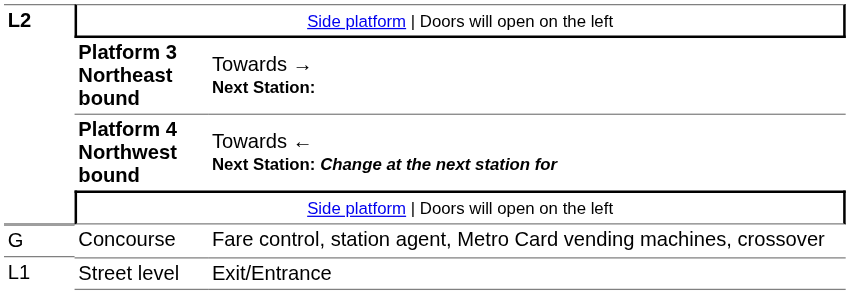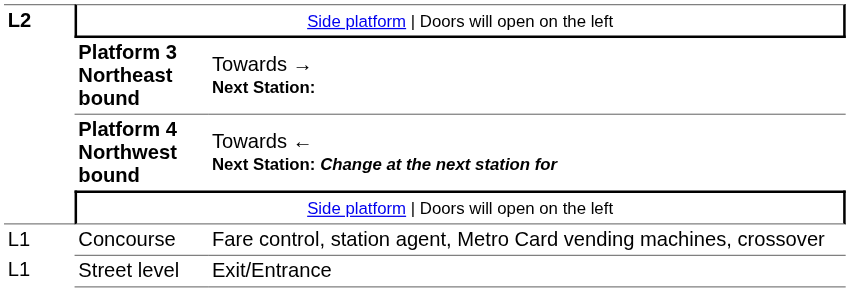(16, 240) G -> (19, 239) L1
